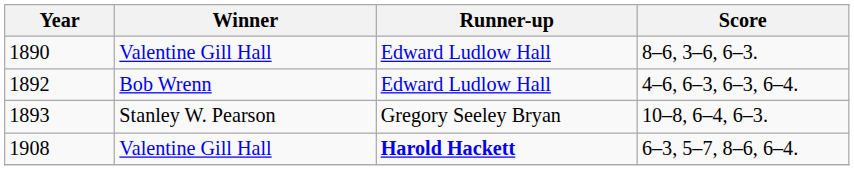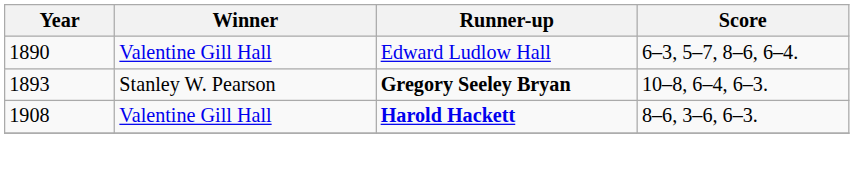(700, 52) 8–6, 3–6, 6–3. -> (720, 52) 6–3, 5–7, 8–6, 6–4.
- row: (29, 84)
(471, 116) normal -> (476, 84) bold
(720, 148) 6–3, 5–7, 8–6, 6–4. -> (700, 116) 8–6, 3–6, 6–3.
